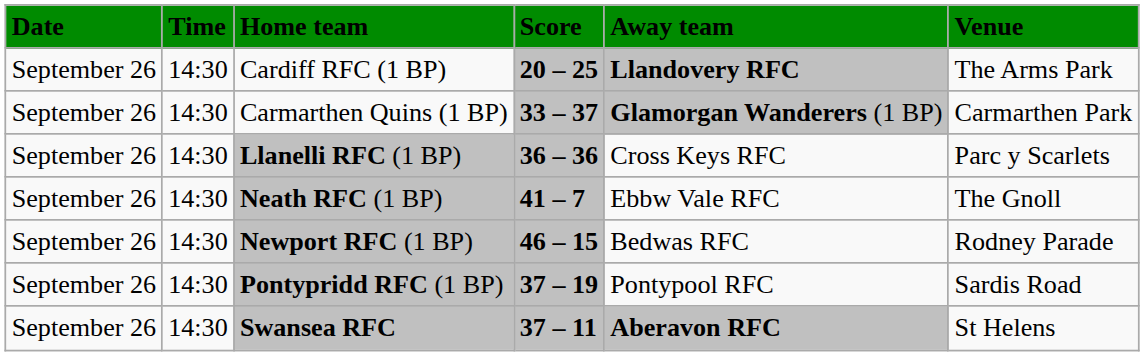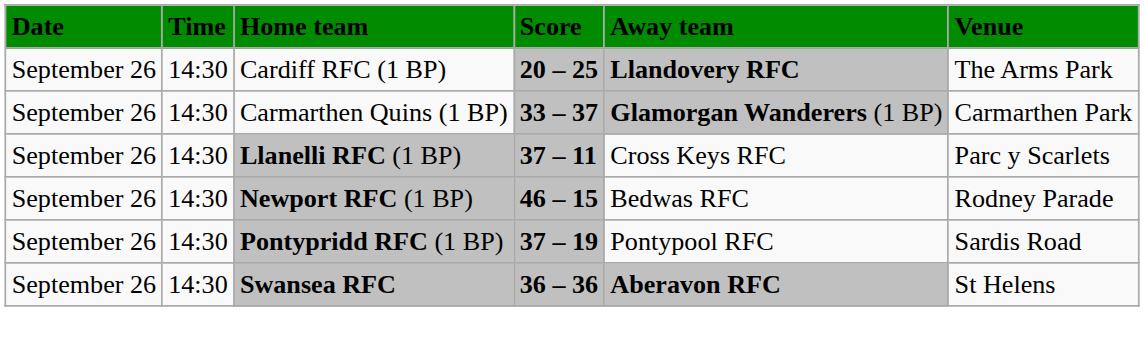(559, 155) 36 – 36 -> (558, 155) 37 – 11
- row: (341, 198)
(558, 327) 37 – 11 -> (559, 284) 36 – 36
